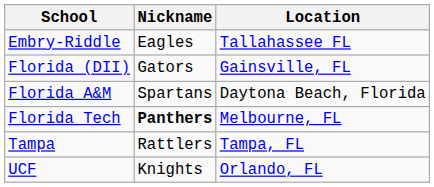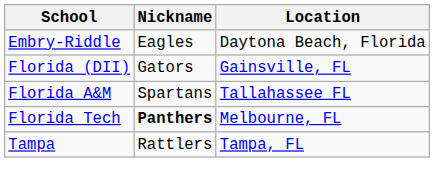(285, 43) Tallahassee FL -> (323, 43) Daytona Beach, Florida
(323, 94) Daytona Beach, Florida -> (285, 94) Tallahassee FL
- row: (22, 170)
